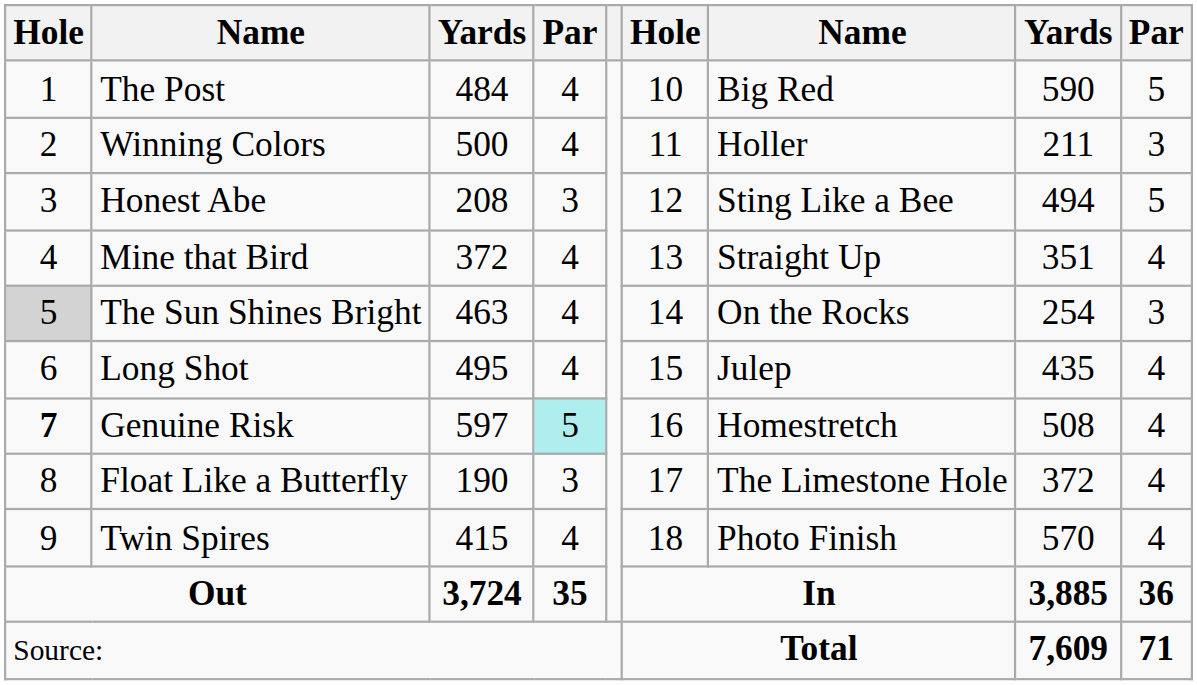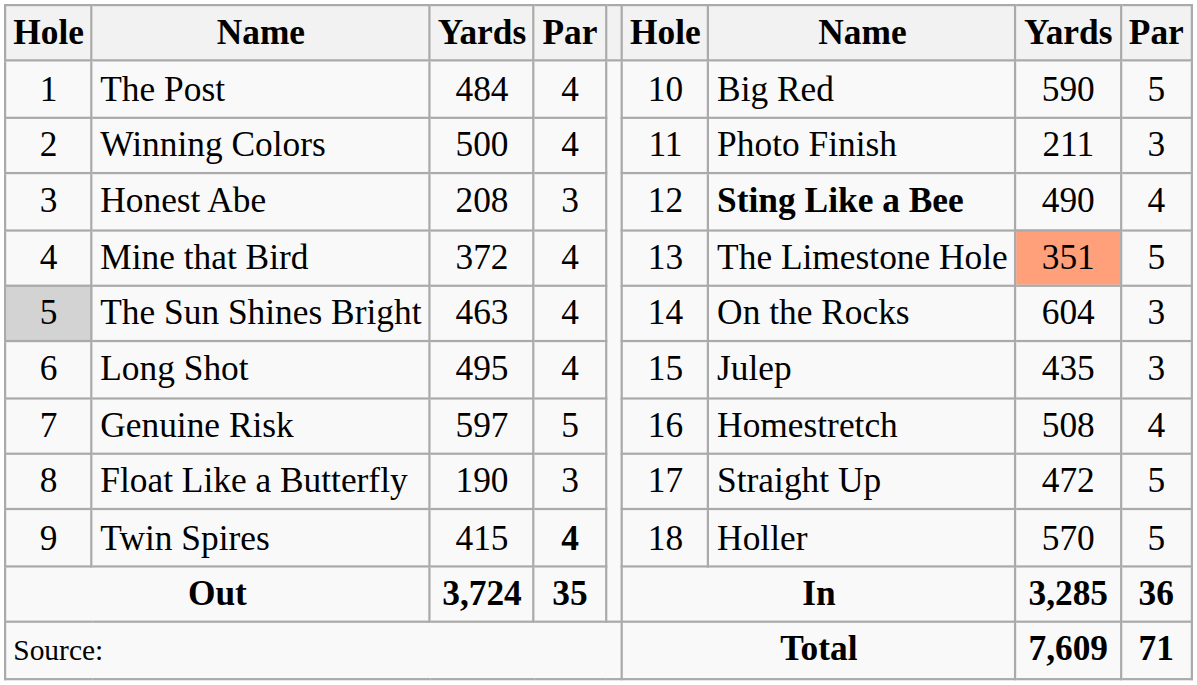(762, 144) Holler -> (807, 144) Photo Finish
(835, 200) normal -> (840, 200) bold
(1068, 200) 494 -> (1068, 200) 490
(1156, 200) 5 -> (1156, 200) 4
(799, 256) Straight Up -> (862, 256) The Limestone Hole
(1068, 256) no background -> (1068, 256) lightsalmon background
(1156, 256) 4 -> (1156, 256) 5
(1068, 312) 254 -> (1068, 312) 604
(1156, 369) 4 -> (1156, 369) 3
(49, 425) bold -> (49, 425) normal
(570, 425) paleturquoise background -> (570, 425) no background
(862, 481) The Limestone Hole -> (799, 481) Straight Up
(1068, 481) 372 -> (1068, 481) 472
(1156, 481) 4 -> (1156, 481) 5
(570, 537) normal -> (570, 537) bold
(807, 537) Photo Finish -> (762, 537) Holler
(1156, 537) 4 -> (1156, 537) 5
(1068, 593) 3,885 -> (1068, 593) 3,285
